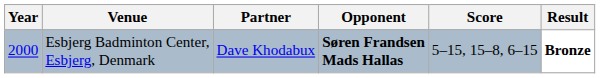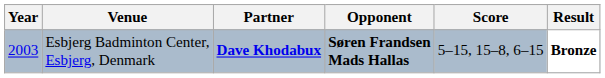(23, 51) 2000 -> (23, 51) 2003
(266, 51) normal -> (269, 51) bold
